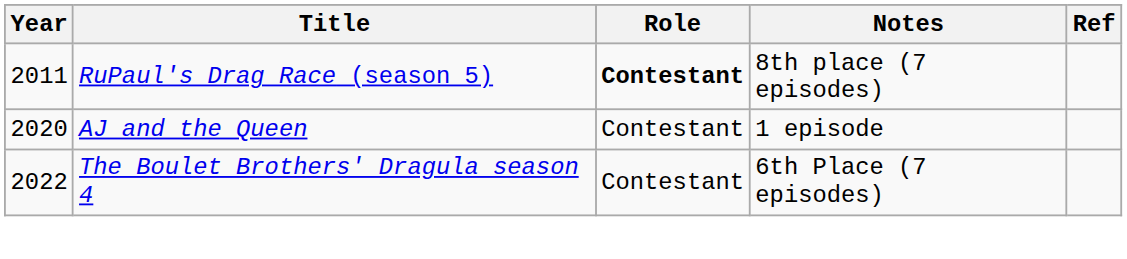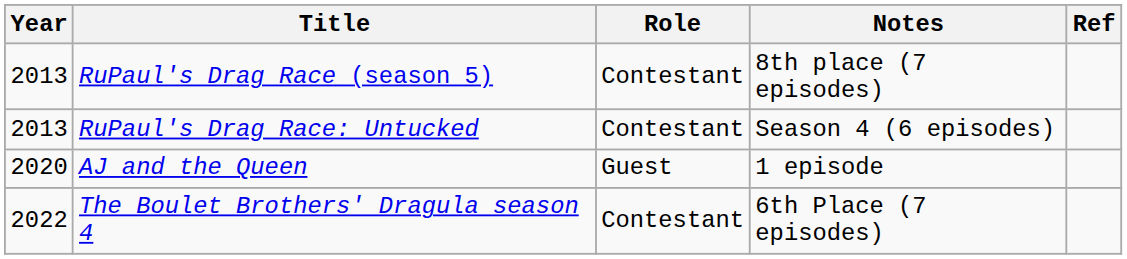(39, 77) 2011 -> (39, 77) 2013
(673, 77) bold -> (673, 77) normal
+ row: (279, 129)
(673, 129) Contestant -> (637, 168) Guest
